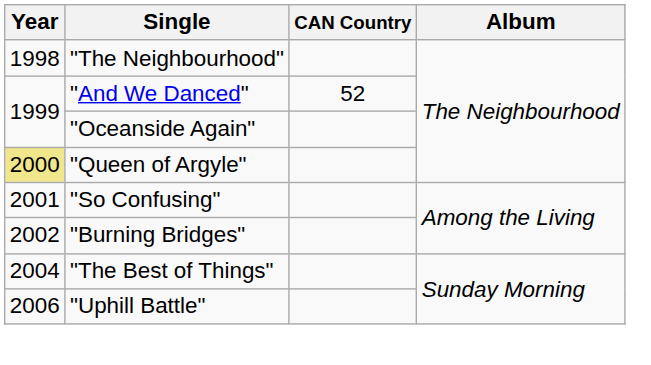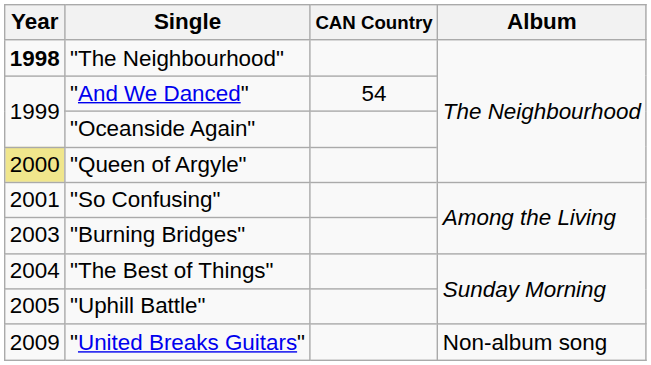(35, 57) normal -> (35, 57) bold
(353, 93) 52 -> (374, 93) 54
(35, 235) 2002 -> (35, 235) 2003
(35, 306) 2006 -> (35, 306) 2005
+ row: (188, 341)
